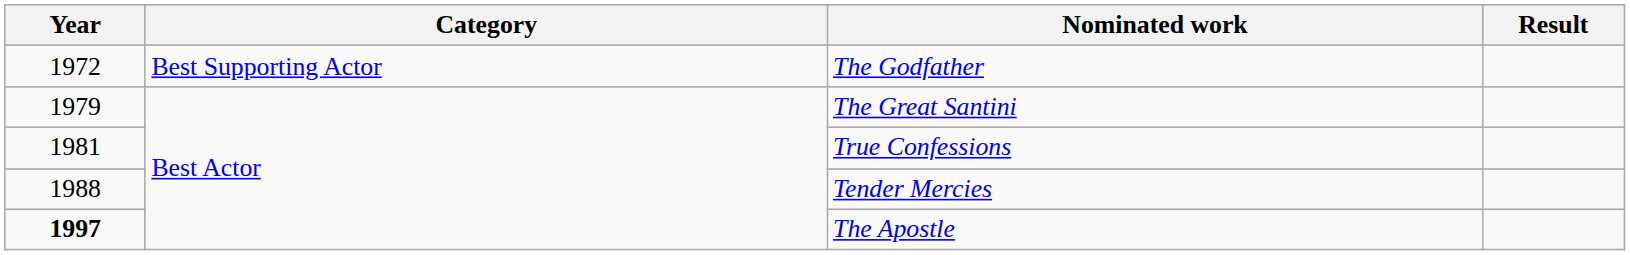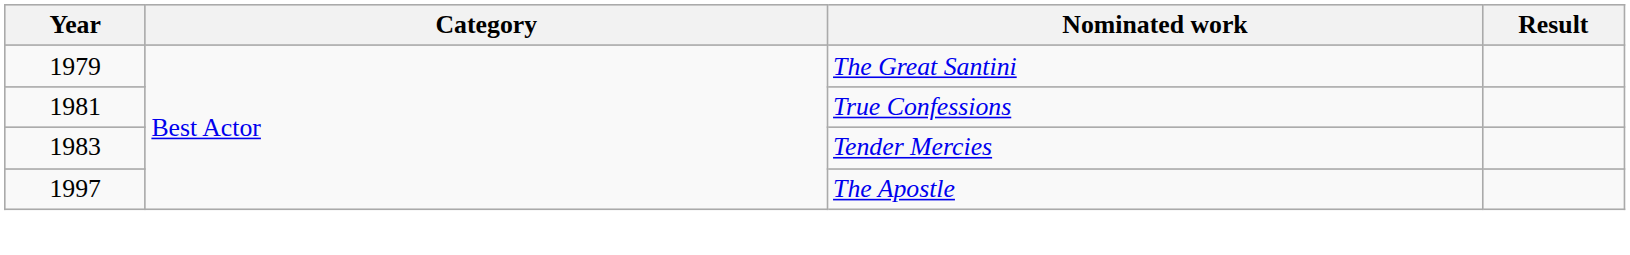- row: (909, 65)
(75, 188) 1988 -> (75, 147) 1983
(75, 229) bold -> (75, 188) normal
